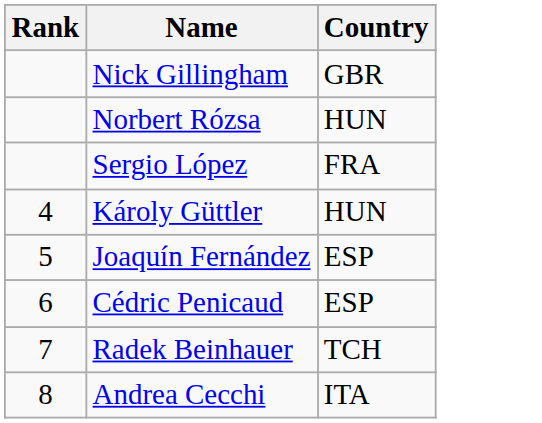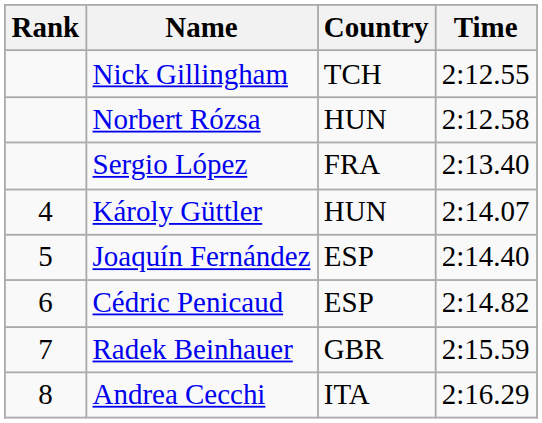+ column: (486, 27)
(354, 73) GBR -> (353, 73) TCH
(353, 348) TCH -> (354, 348) GBR
